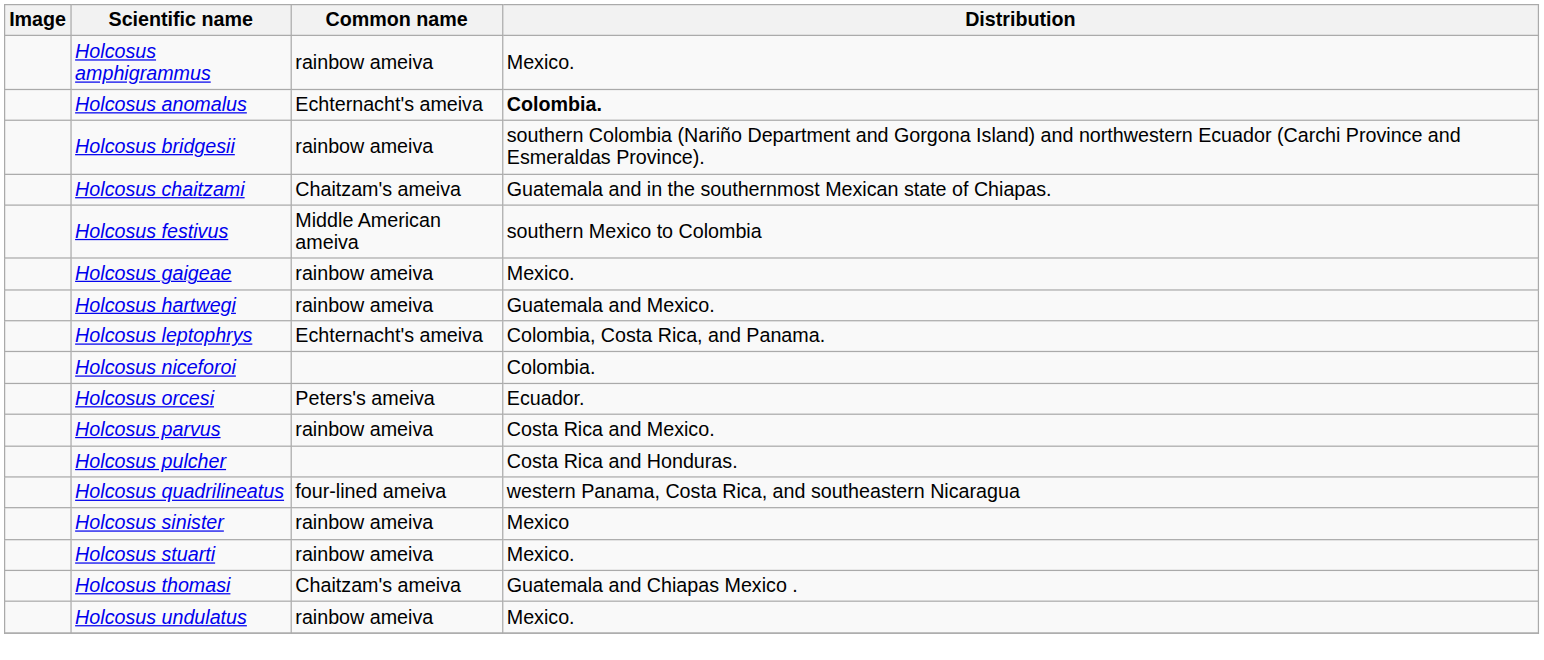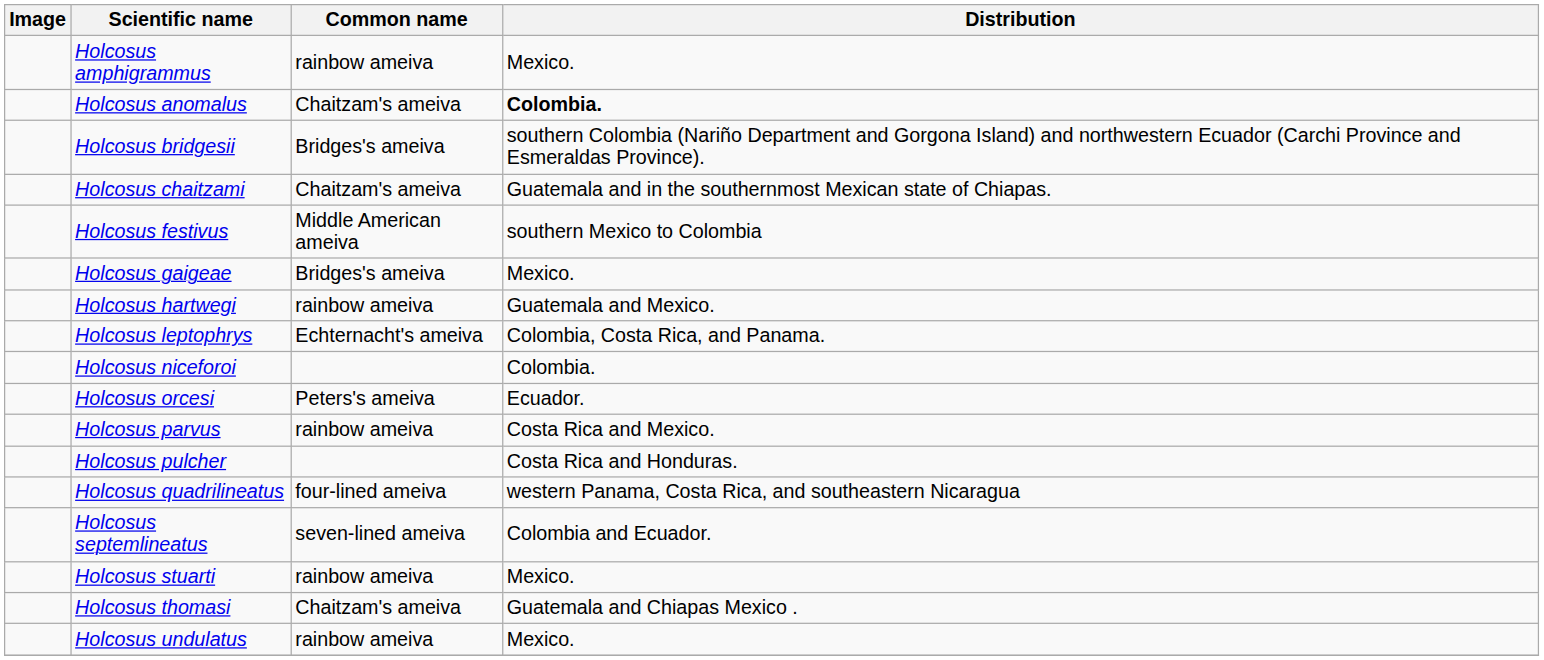(389, 104) Echternacht's ameiva -> (378, 104) Chaitzam's ameiva
(364, 146) rainbow ameiva -> (370, 146) Bridges's ameiva
(364, 273) rainbow ameiva -> (370, 273) Bridges's ameiva
+ row: (141, 534)
- row: (149, 523)
